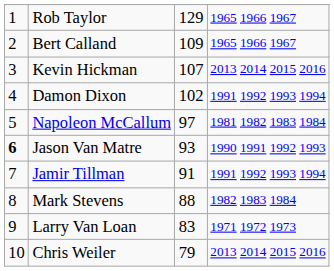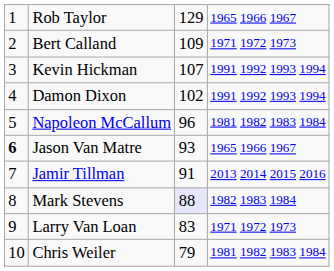(253, 43) 1965 1966 1967 -> (253, 43) 1971 1972 1973
(268, 69) 2013 2014 2015 2016 -> (268, 69) 1991 1992 1993 1994
(187, 122) 97 -> (187, 122) 96
(268, 148) 1990 1991 1992 1993 -> (253, 148) 1965 1966 1967
(268, 174) 1991 1992 1993 1994 -> (268, 174) 2013 2014 2015 2016
(187, 200) no background -> (187, 200) lavender background
(268, 252) 2013 2014 2015 2016 -> (268, 252) 1981 1982 1983 1984
